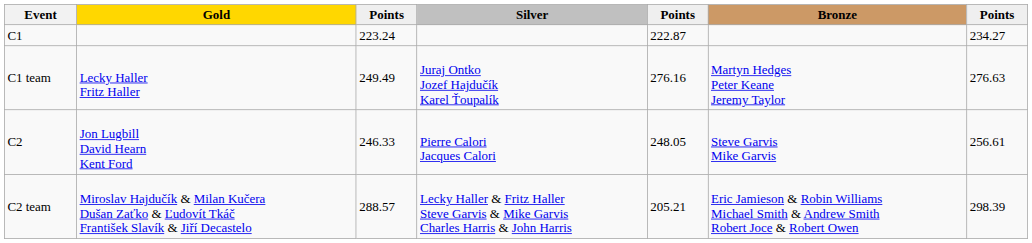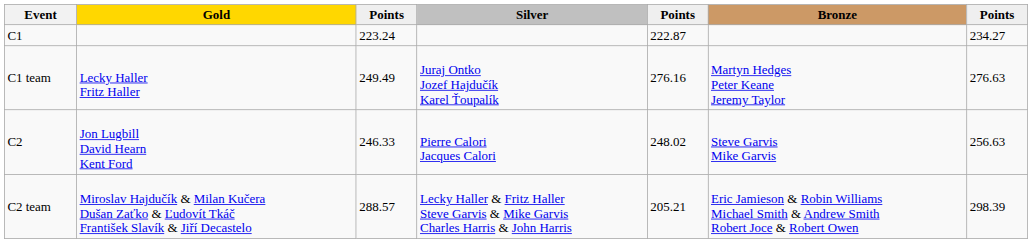(668, 142) 248.05 -> (668, 142) 248.02
(987, 142) 256.61 -> (987, 142) 256.63
